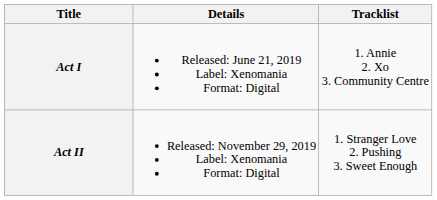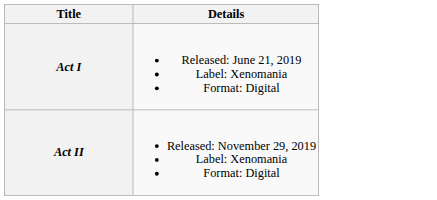- column: (375, 14)
